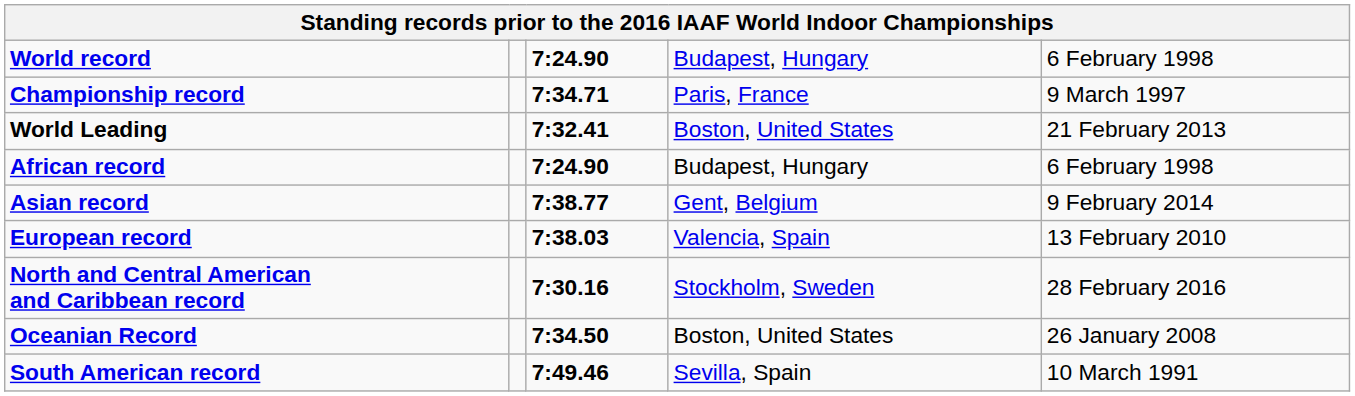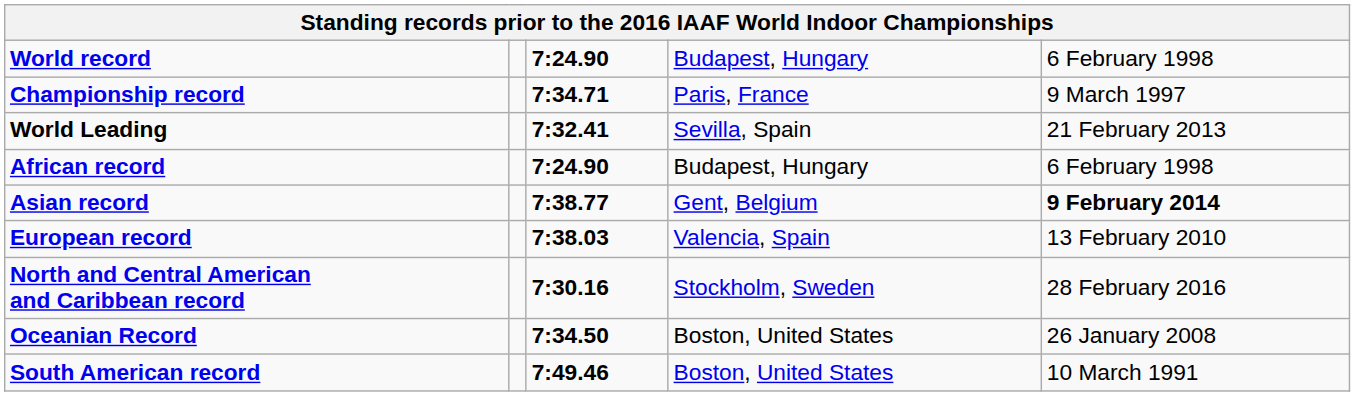(783, 130) Boston, United States -> (742, 130) Sevilla, Spain
(1130, 202) normal -> (1133, 202) bold
(742, 372) Sevilla, Spain -> (783, 372) Boston, United States
